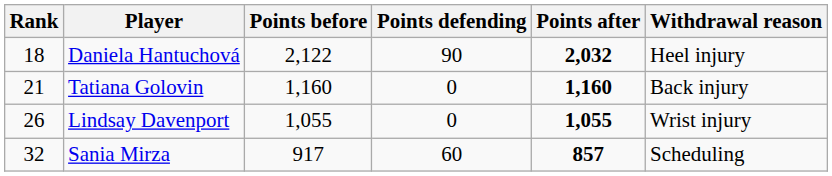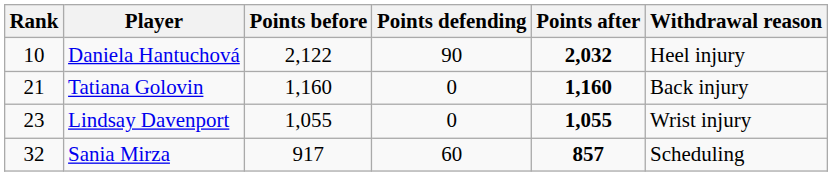(34, 54) 18 -> (34, 54) 10
(34, 120) 26 -> (34, 120) 23
